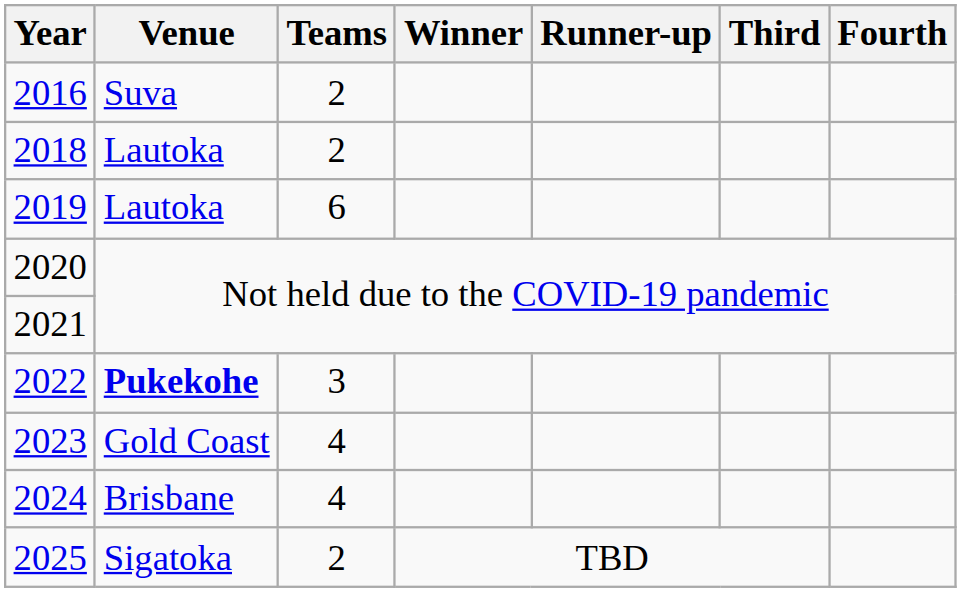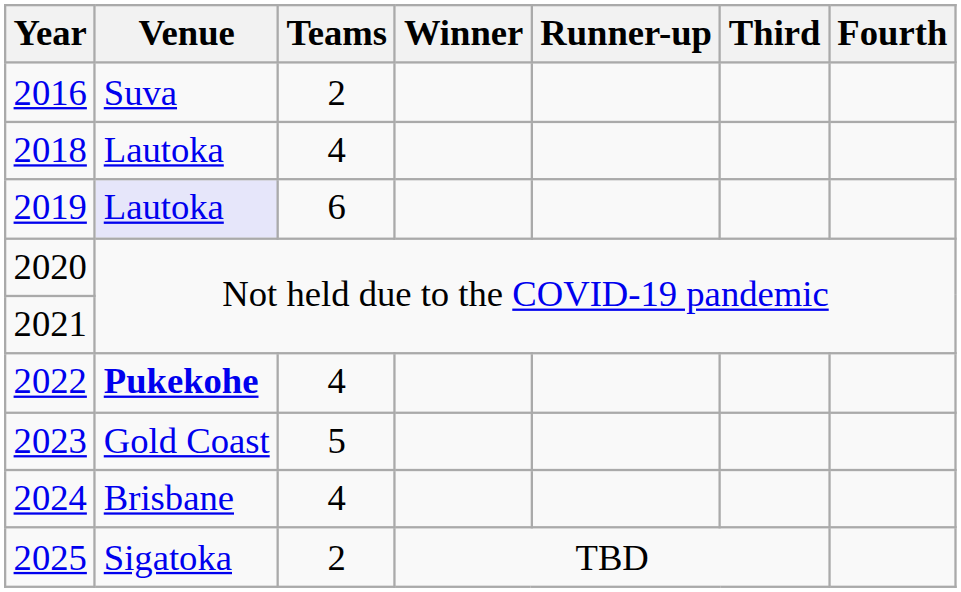(337, 149) 2 -> (337, 149) 4
(164, 207) no background -> (164, 207) lavender background
(337, 382) 3 -> (337, 382) 4
(337, 440) 4 -> (337, 440) 5
